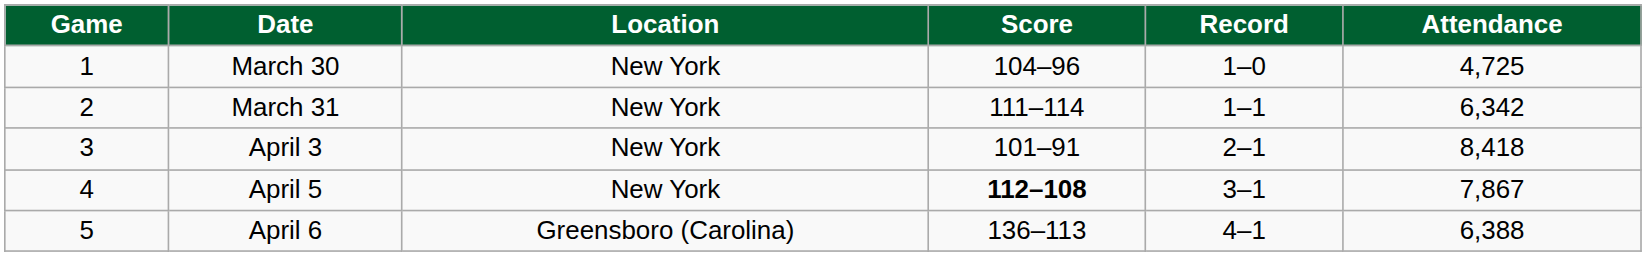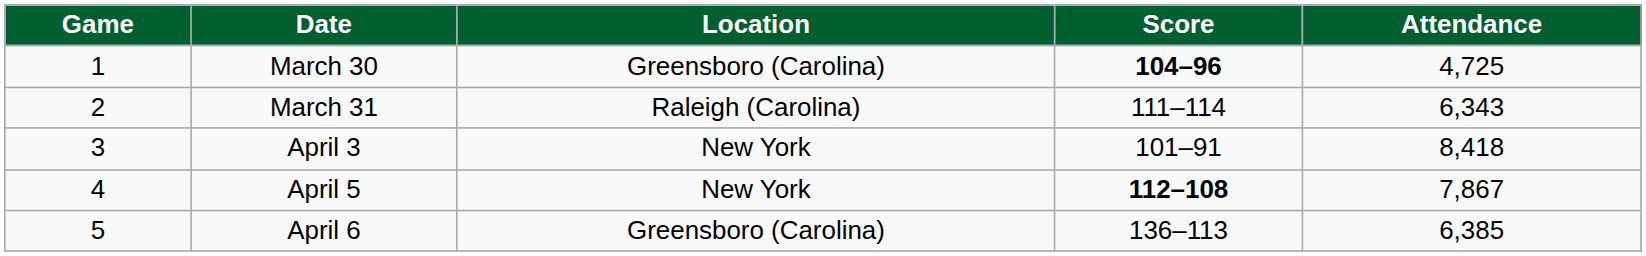- column: (1244, 25)
(665, 66) New York -> (756, 66) Greensboro (Carolina)
(1037, 66) normal -> (1178, 66) bold
(665, 107) New York -> (756, 107) Raleigh (Carolina)
(1492, 107) 6,342 -> (1472, 107) 6,343
(1492, 230) 6,388 -> (1472, 230) 6,385
